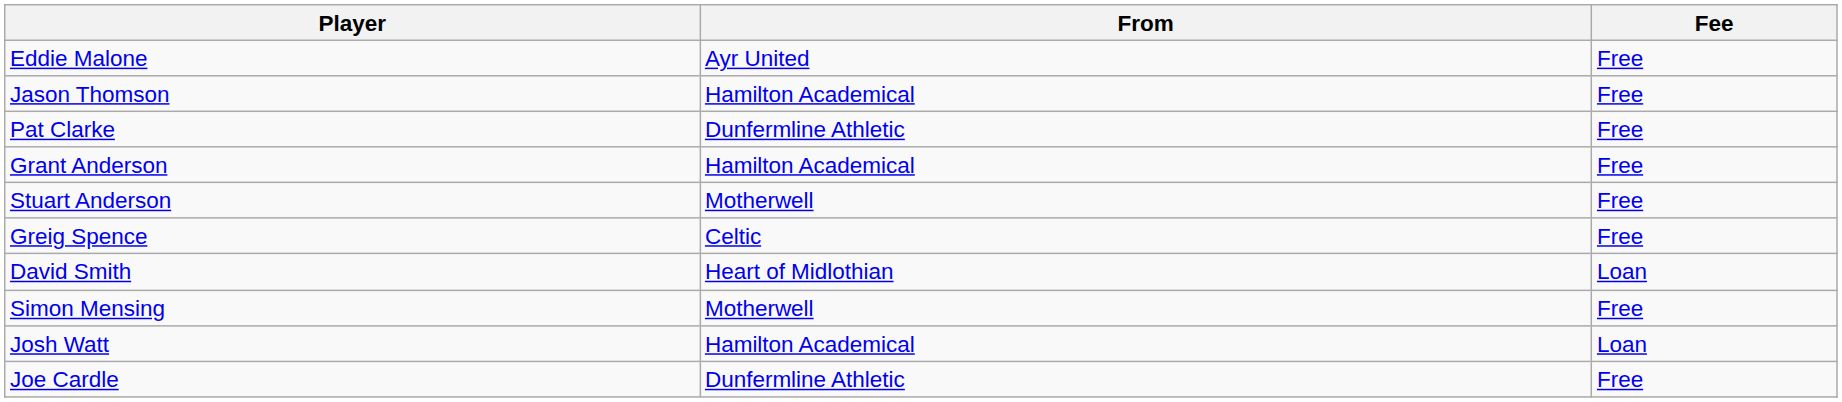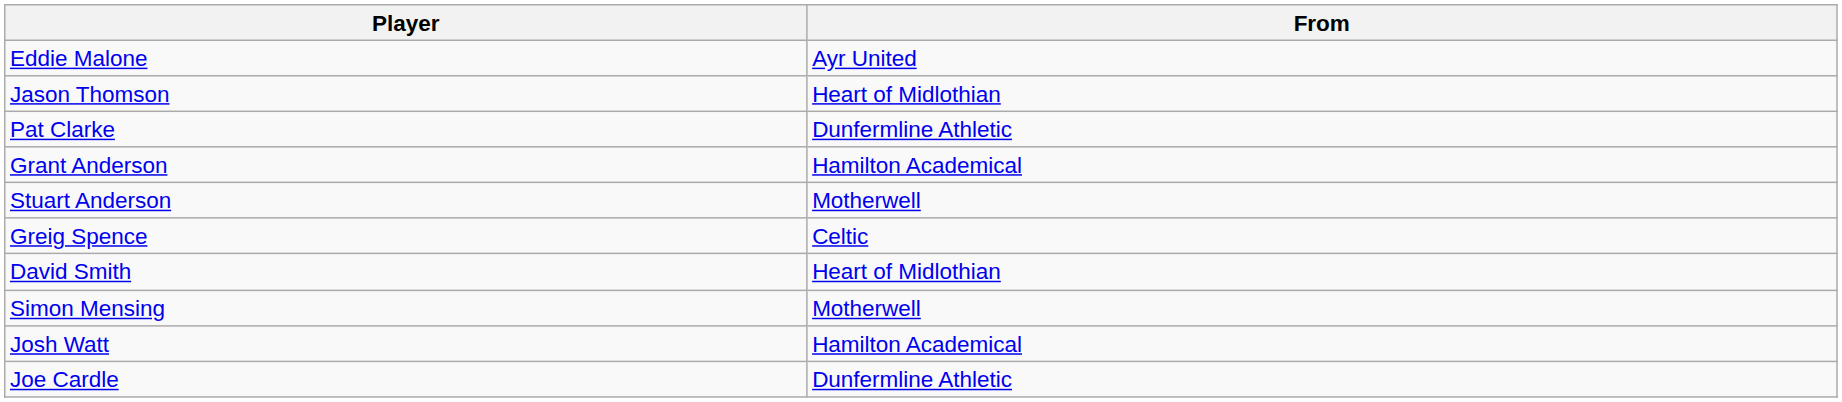- column: (1714, 23)
(810, 94) Hamilton Academical -> (906, 94) Heart of Midlothian
